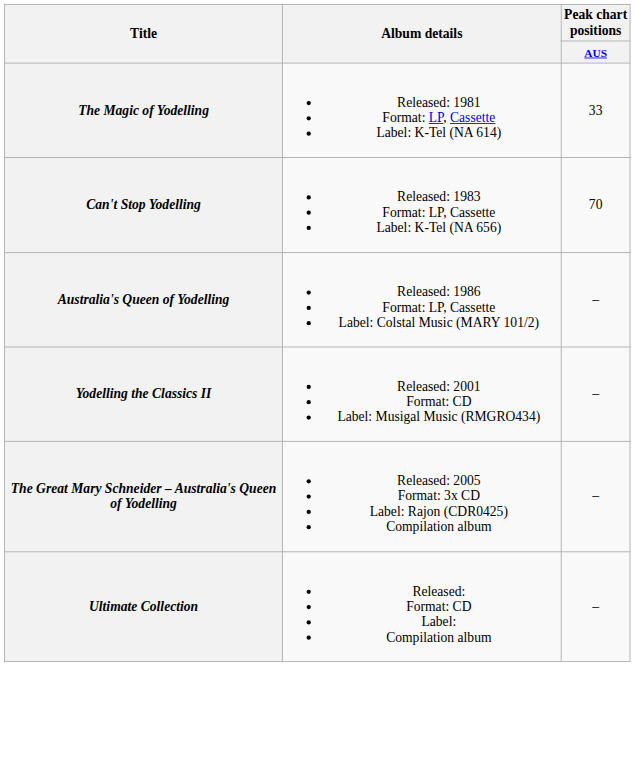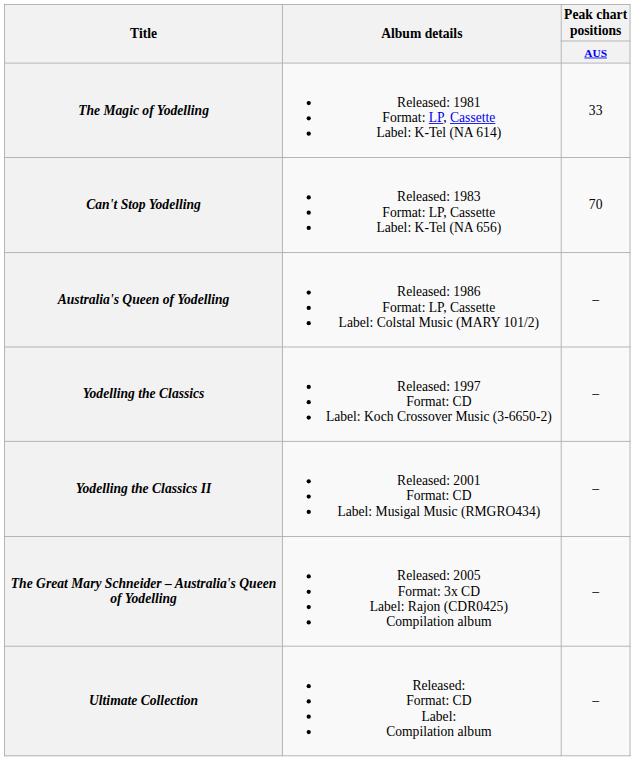+ row: (144, 394)
